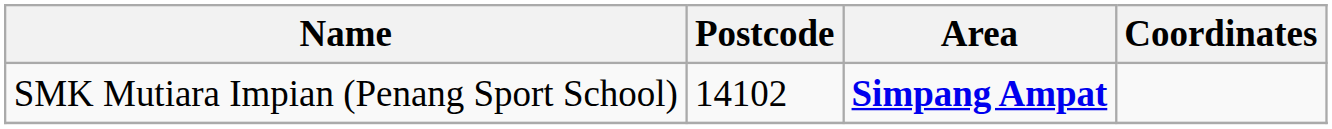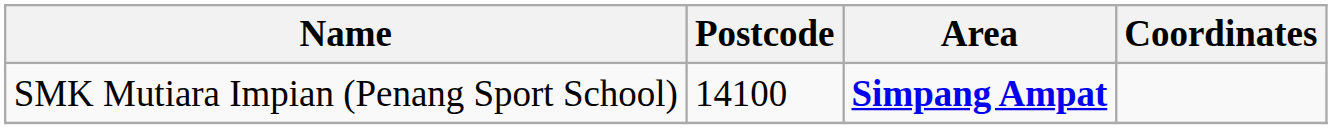(741, 92) 14102 -> (741, 92) 14100
